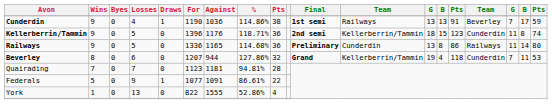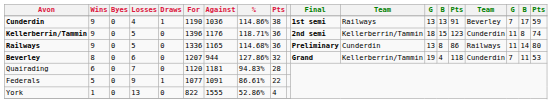(93, 69) 7 -> (93, 69) 6
(194, 69) 1123 -> (194, 69) 1120
(252, 69) 94.81% -> (252, 69) 94.83%
